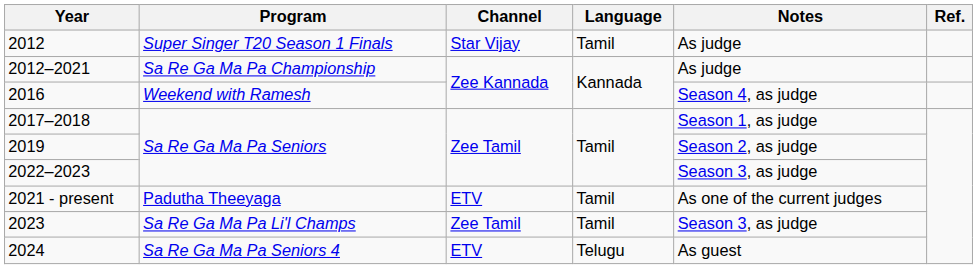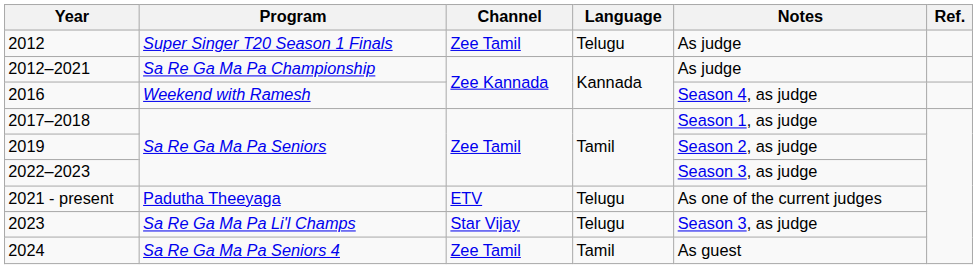(485, 43) Star Vijay -> (486, 43) Zee Tamil
(596, 43) Tamil -> (601, 43) Telugu
(596, 198) Tamil -> (601, 198) Telugu
(486, 224) Zee Tamil -> (485, 224) Star Vijay
(596, 224) Tamil -> (601, 224) Telugu
(466, 250) ETV -> (486, 250) Zee Tamil
(601, 250) Telugu -> (596, 250) Tamil
